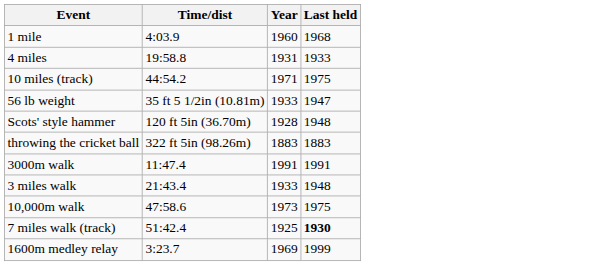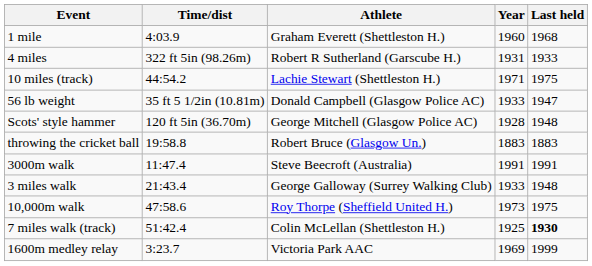+ column: (381, 15)
(166, 57) 19:58.8 -> (198, 57) 322 ft 5in (98.26m)
(198, 143) 322 ft 5in (98.26m) -> (166, 143) 19:58.8
